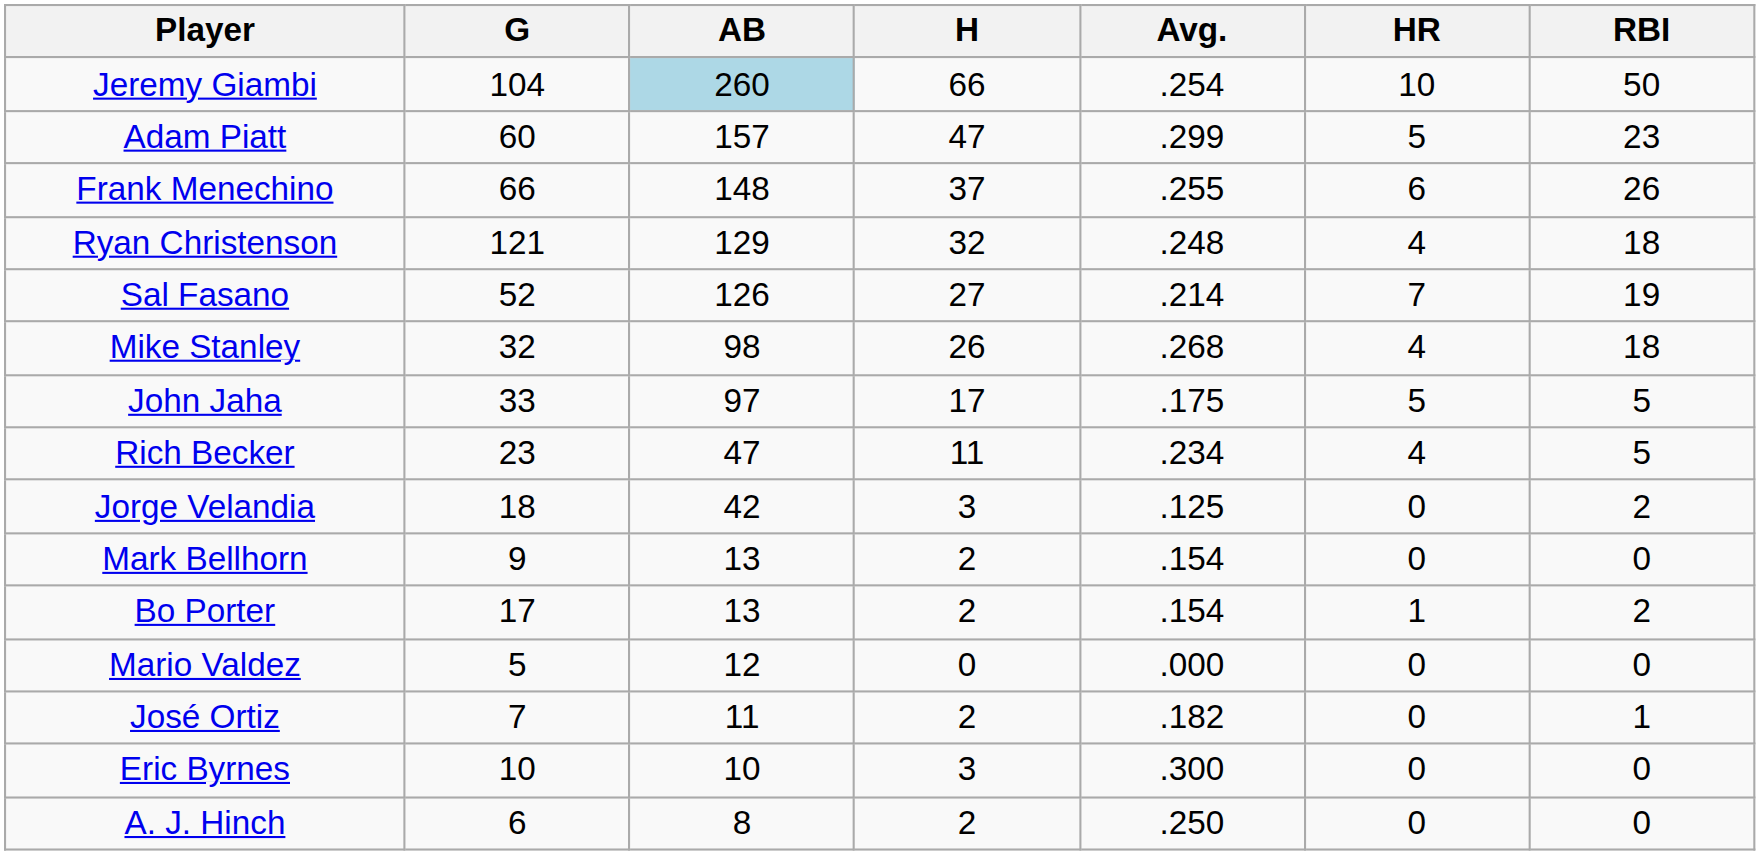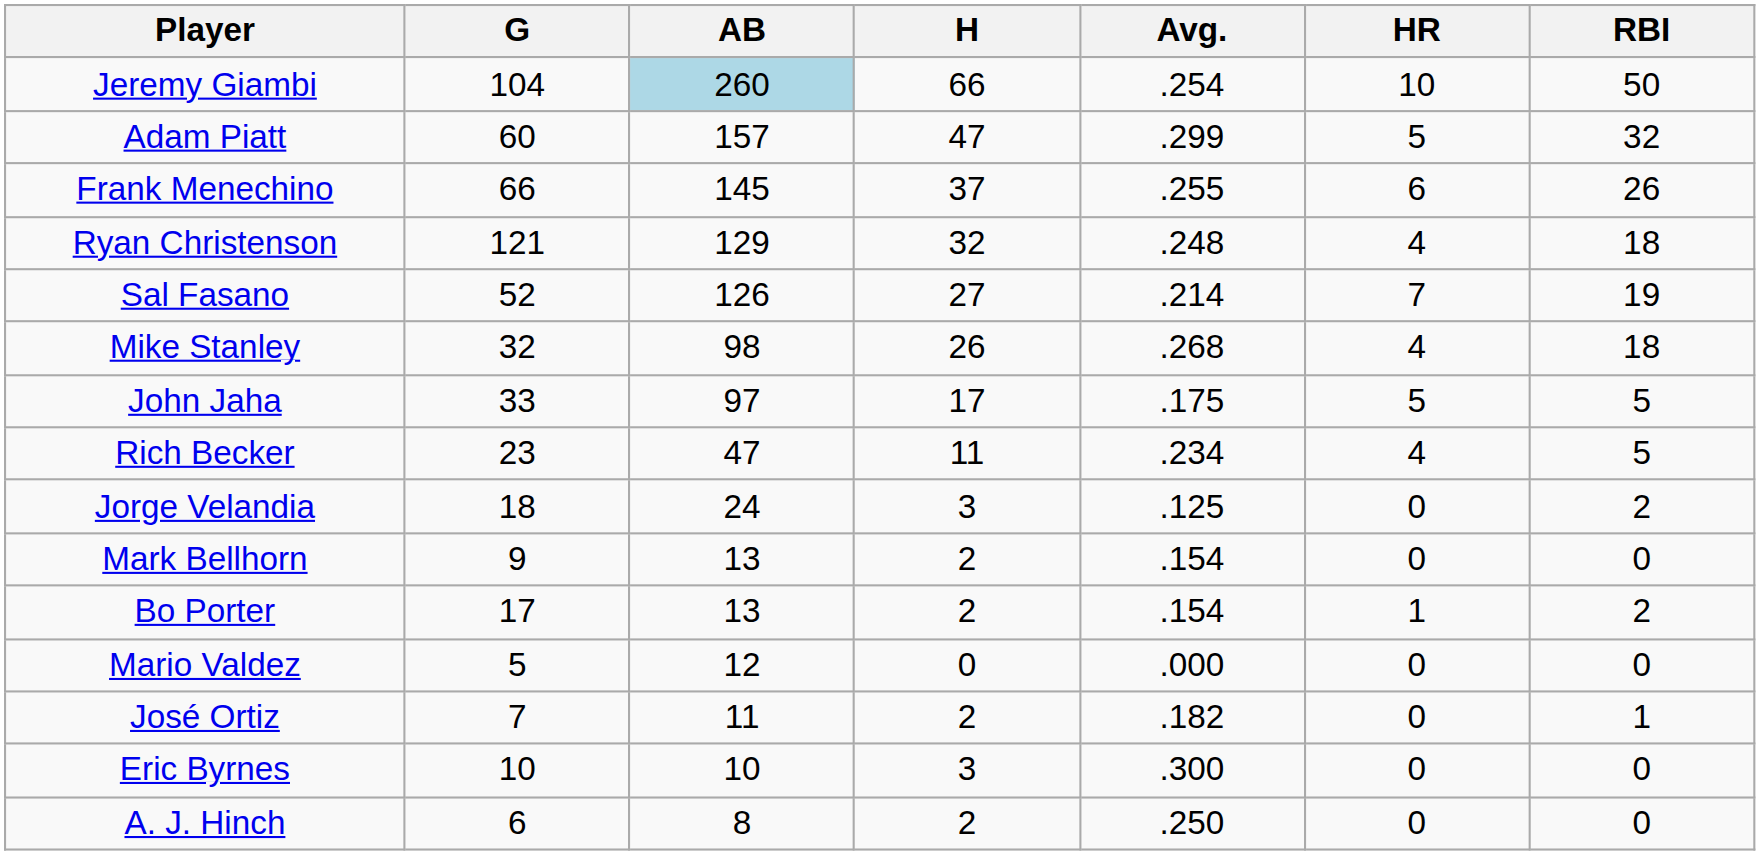(1642, 136) 23 -> (1642, 136) 32
(742, 189) 148 -> (742, 189) 145
(742, 505) 42 -> (742, 505) 24
